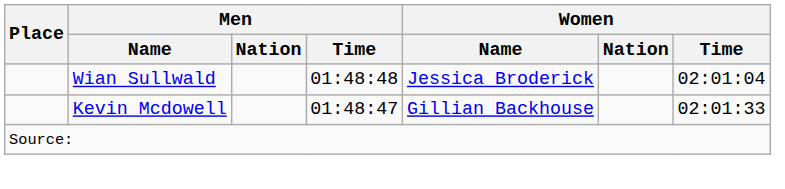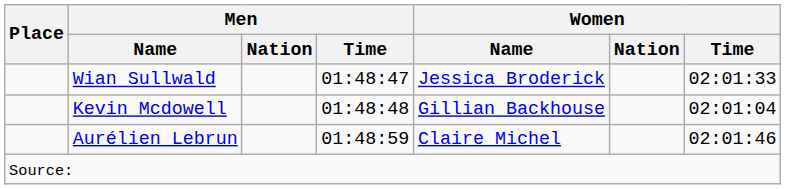(354, 79) 01:48:48 -> (365, 79) 01:48:47
(721, 79) 02:01:04 -> (732, 79) 02:01:33
(354, 109) 01:48:47 -> (365, 109) 01:48:48
(721, 109) 02:01:33 -> (732, 109) 02:01:04
+ row: (155, 139)
